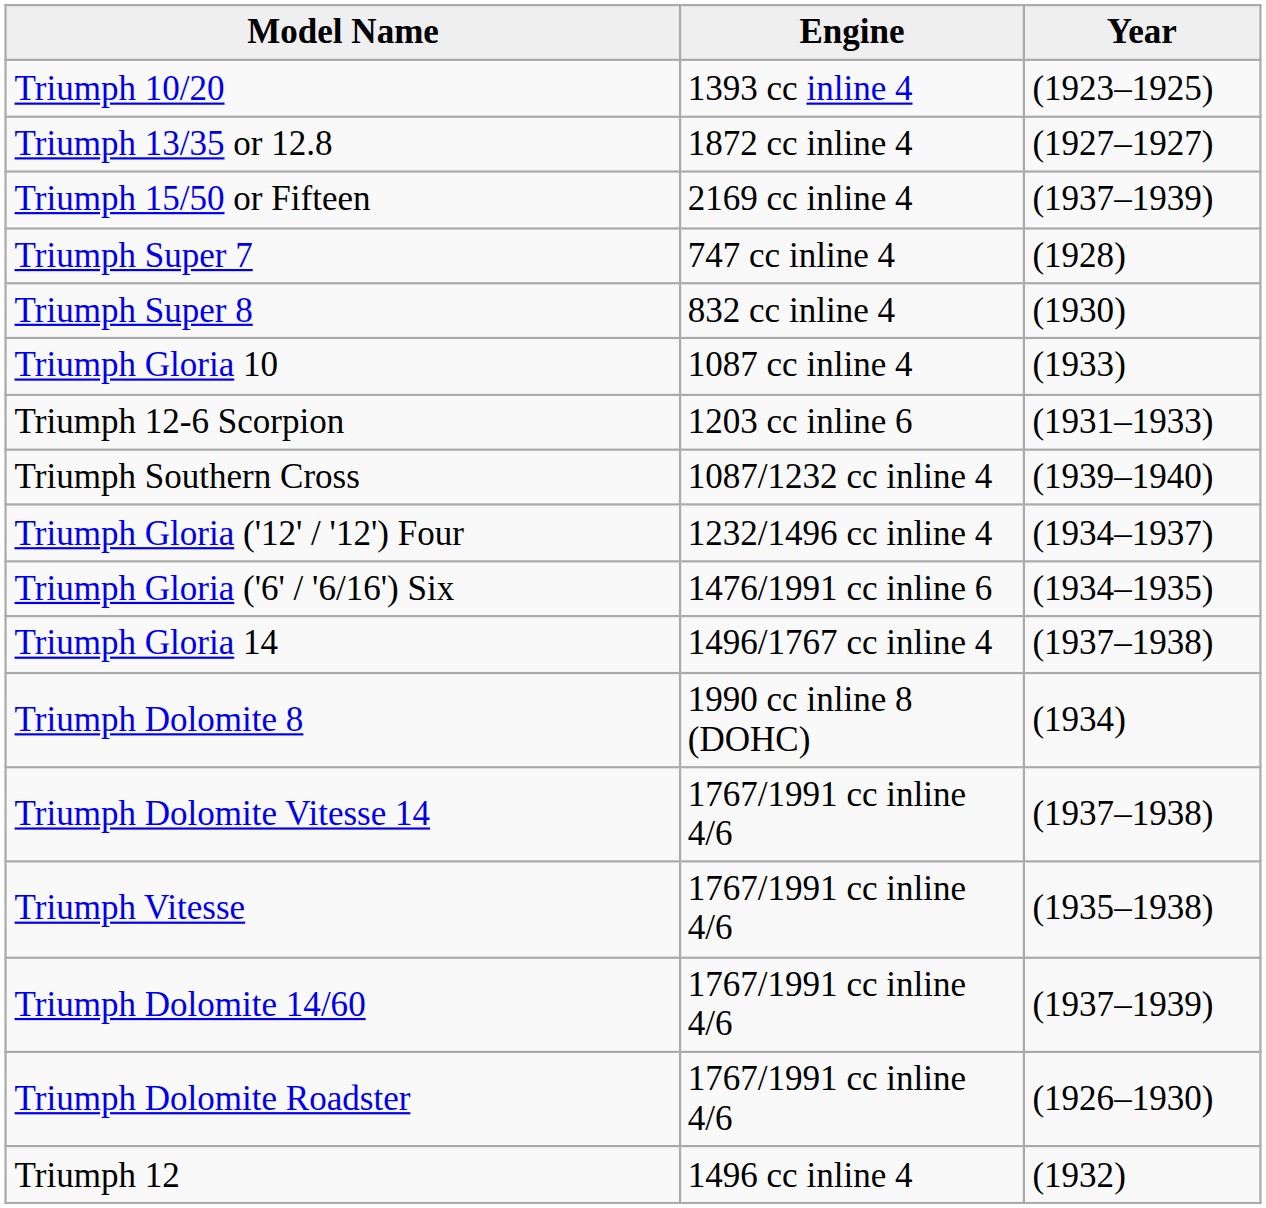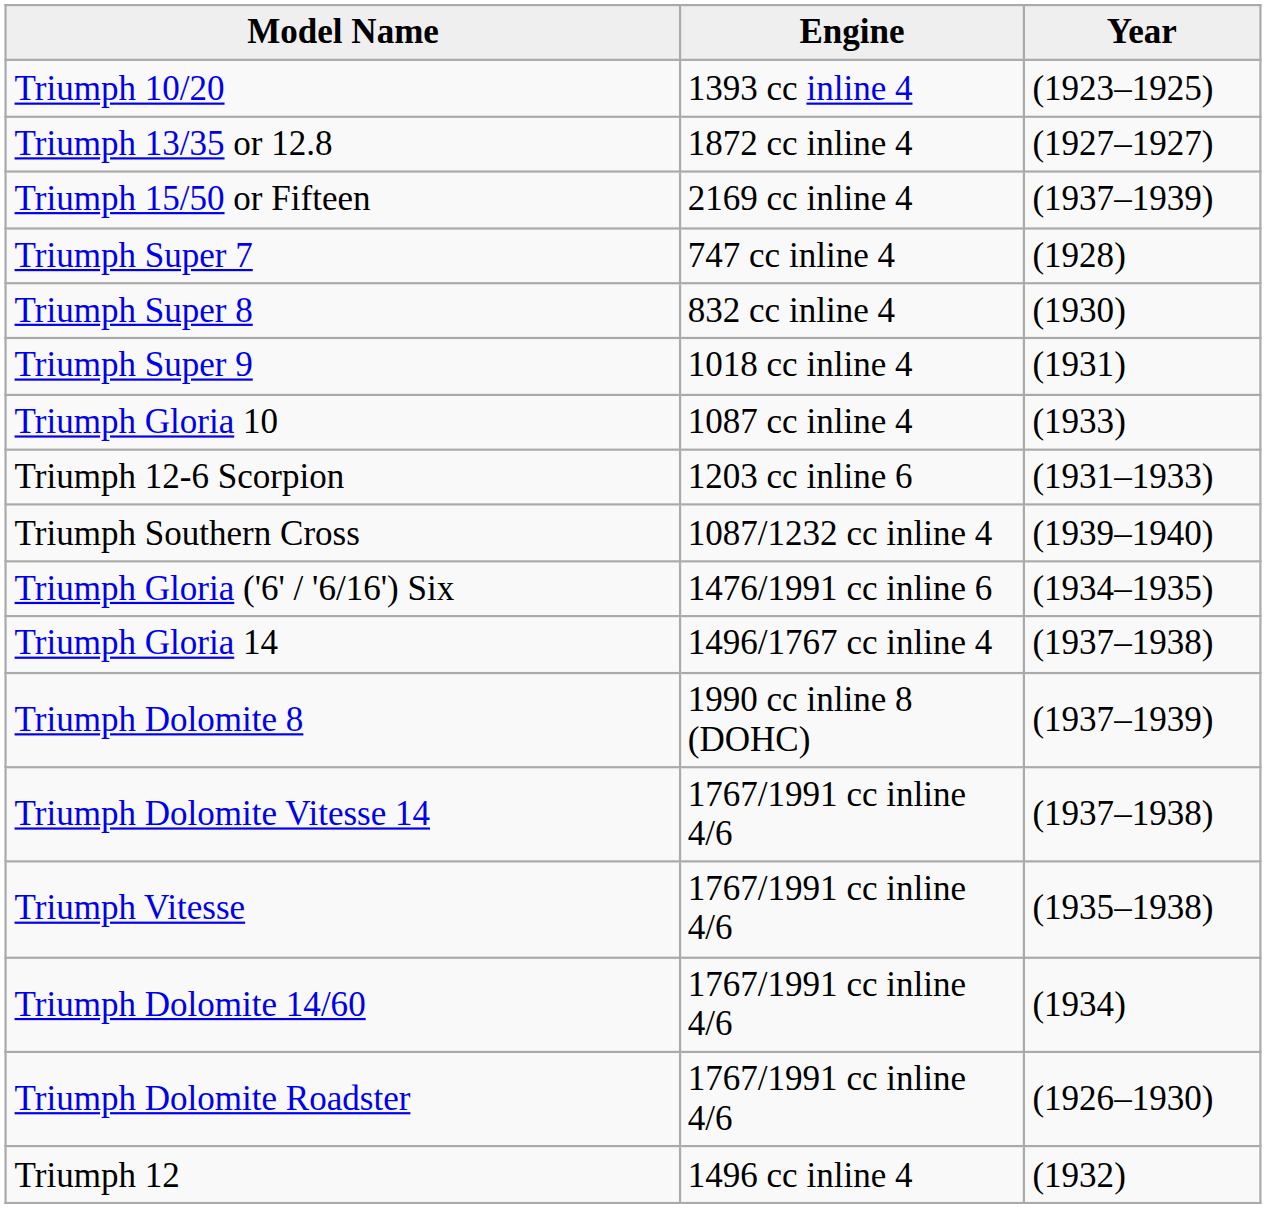+ row: (134, 365)
- row: (239, 532)
(1079, 718) (1934) -> (1123, 718) (1937–1939)
(1123, 1003) (1937–1939) -> (1079, 1003) (1934)
